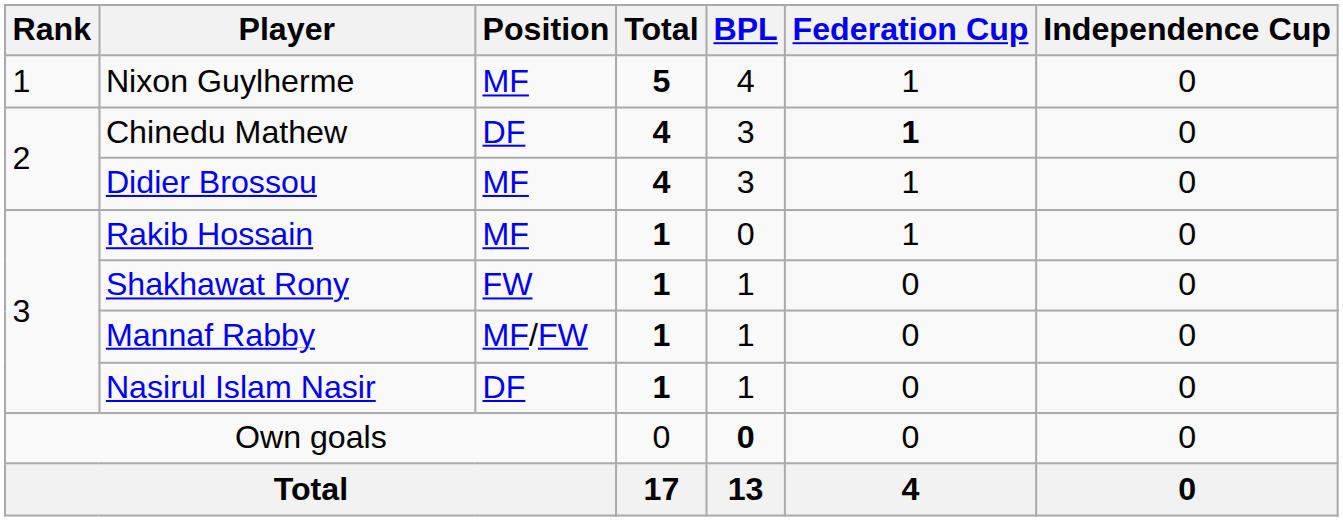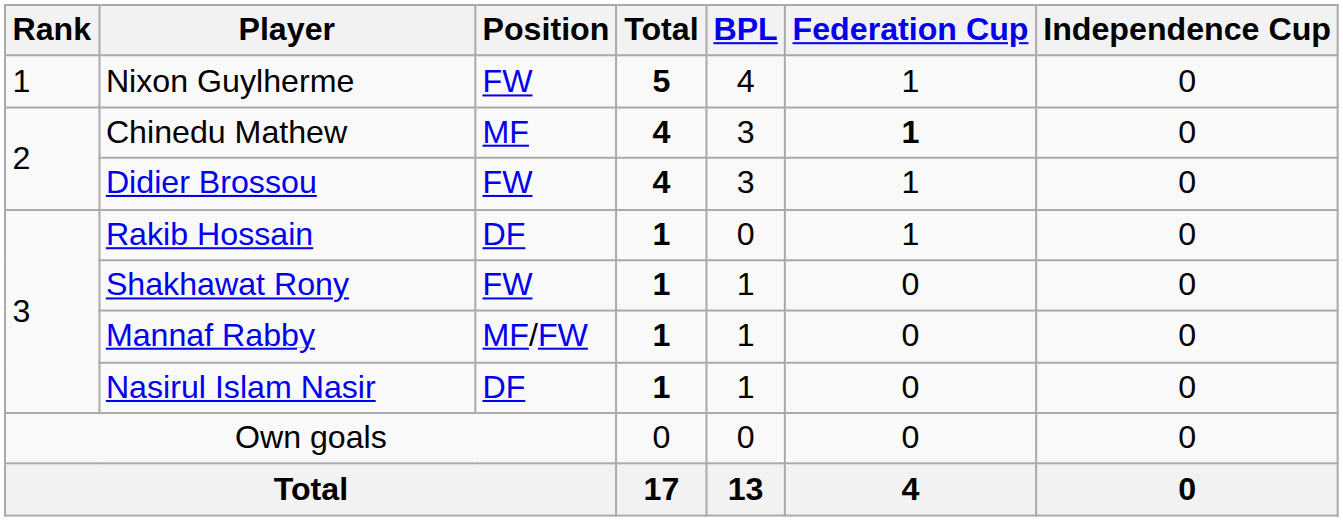(506, 81) MF -> (508, 81) FW
(504, 132) DF -> (506, 132) MF
(506, 183) MF -> (508, 183) FW
(506, 234) MF -> (504, 234) DF
(746, 438) bold -> (746, 438) normal
